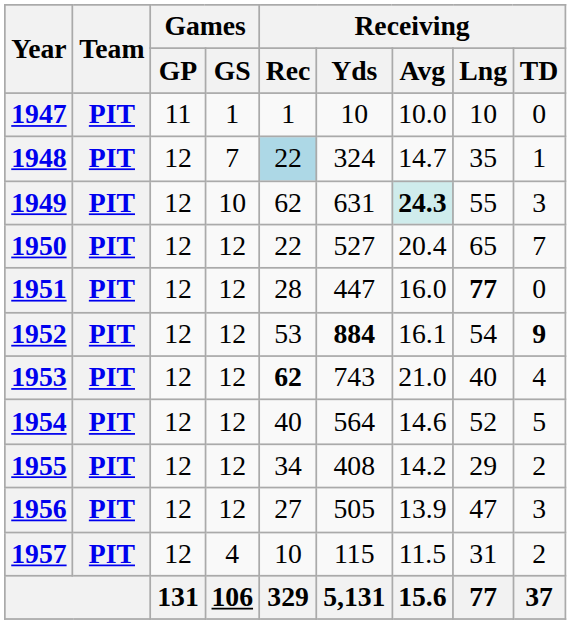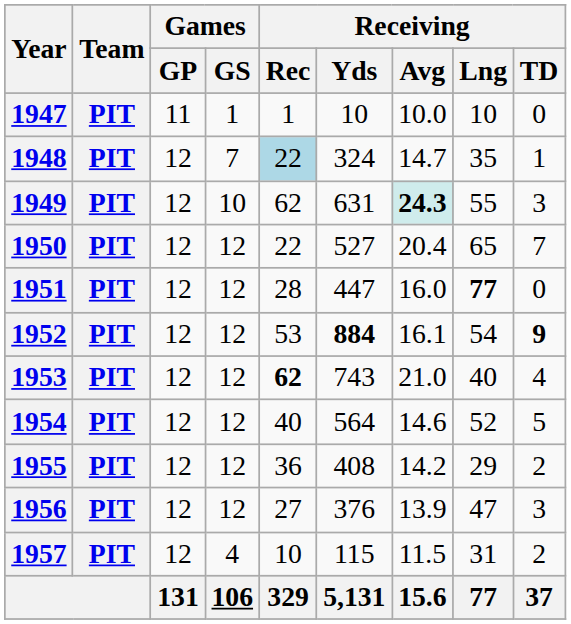(288, 465) 34 -> (288, 465) 36
(354, 509) 505 -> (354, 509) 376
